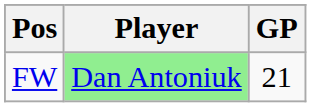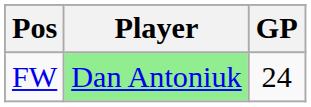(277, 76) 21 -> (277, 76) 24
